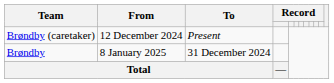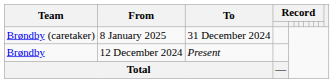(141, 35) 12 December 2024 -> (133, 35) 8 January 2025
(204, 35) Present -> (229, 35) 31 December 2024
(133, 52) 8 January 2025 -> (141, 52) 12 December 2024
(229, 52) 31 December 2024 -> (204, 52) Present
